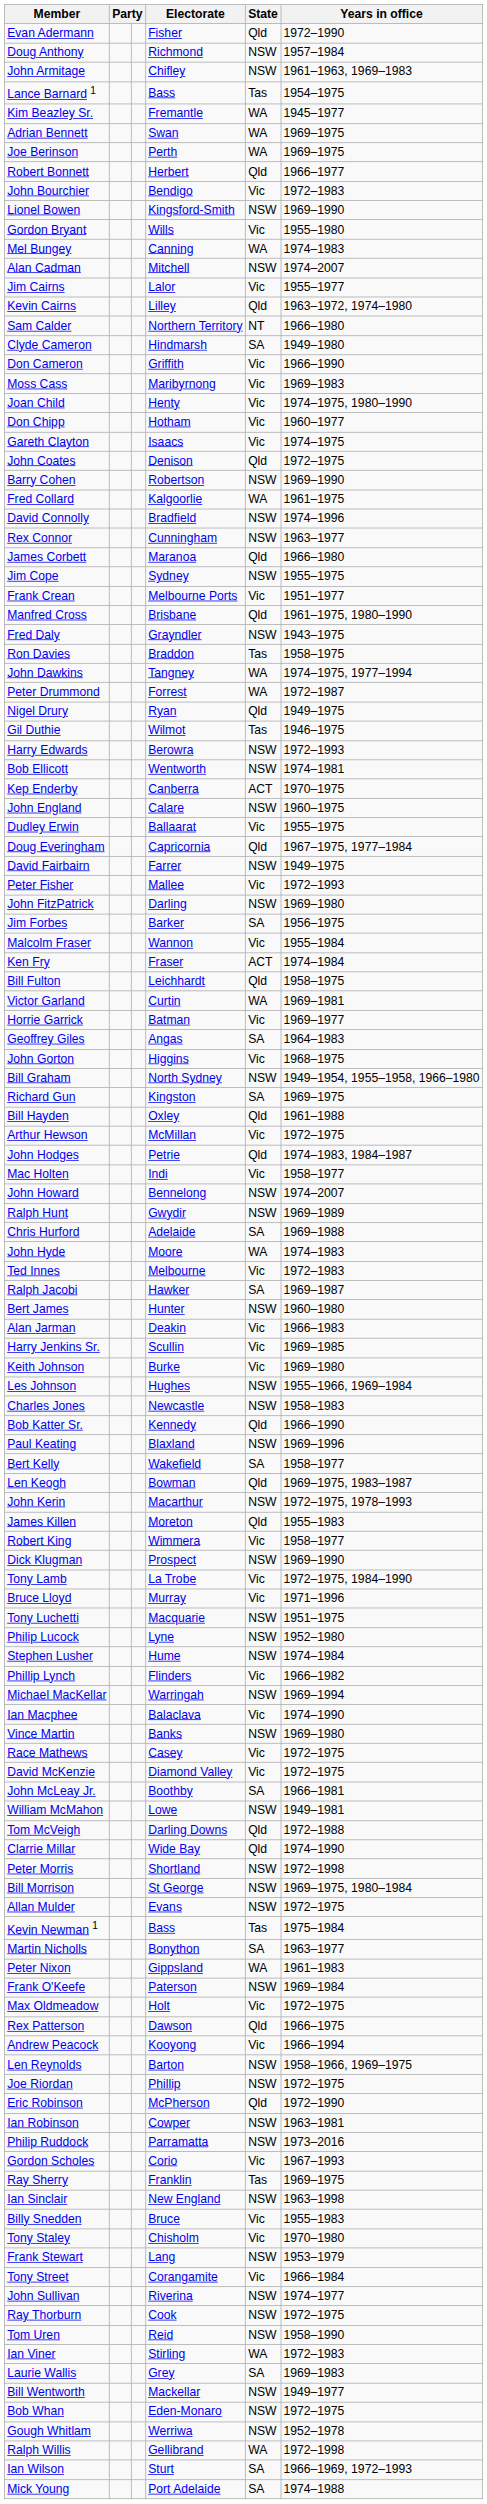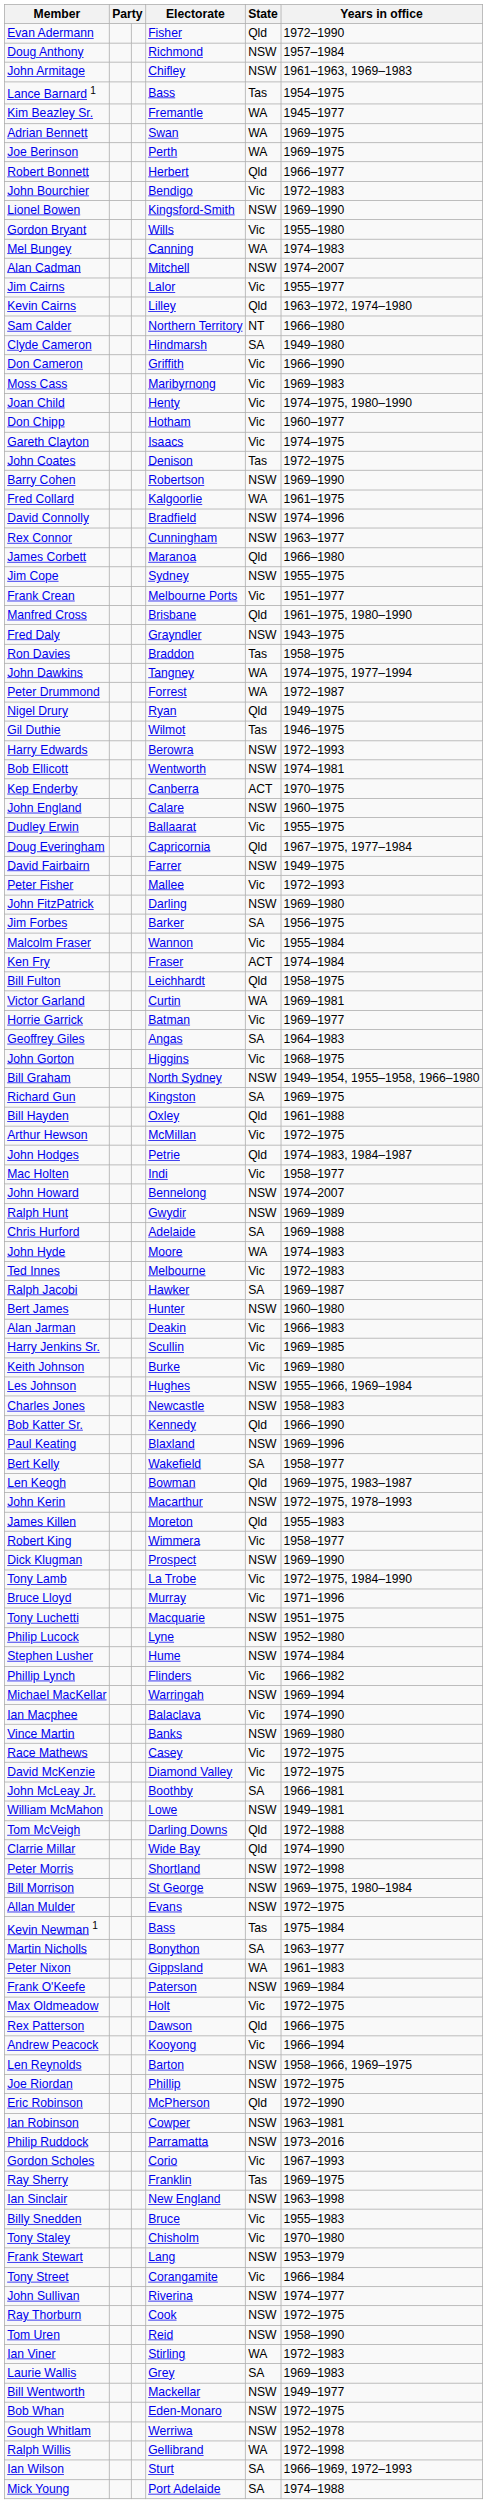(258, 460) Qld -> (258, 460) Tas
